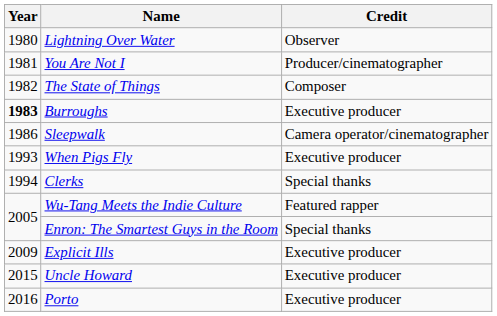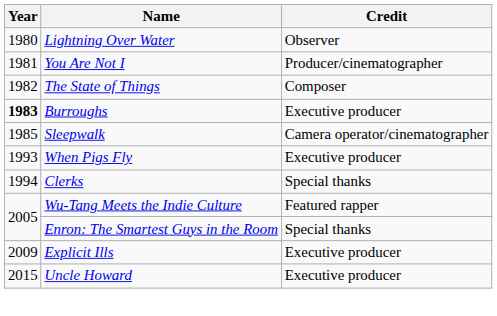(23, 134) 1986 -> (23, 134) 1985
- row: (61, 299)
